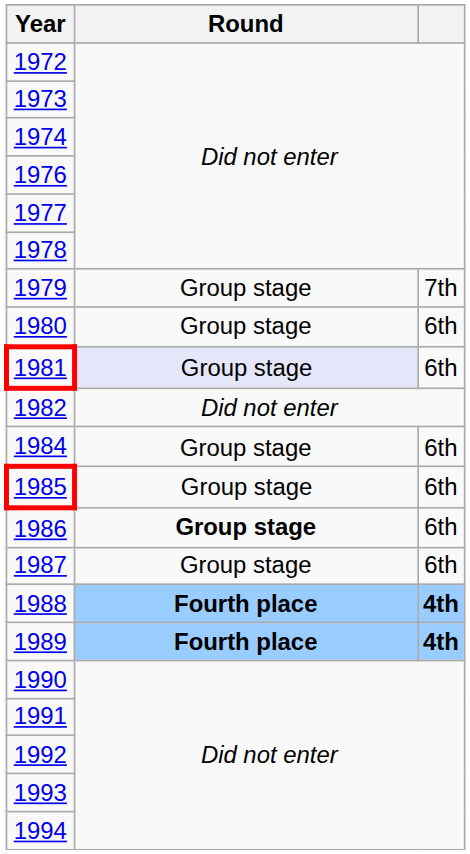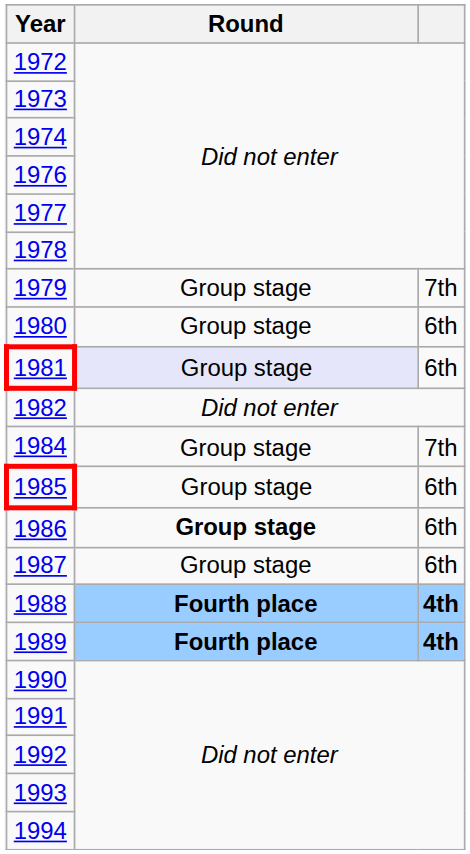(441, 447) 6th -> (441, 447) 7th
